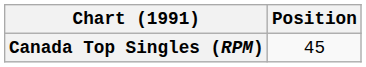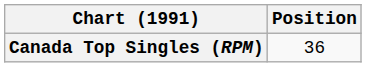(314, 48) 45 -> (314, 48) 36
